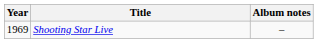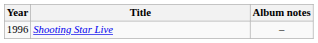(18, 30) 1969 -> (18, 30) 1996
